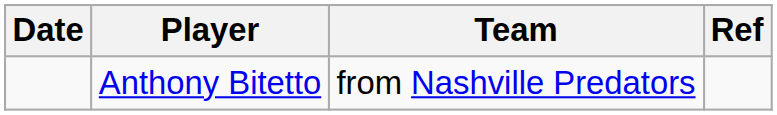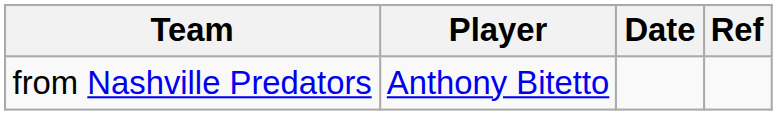columns swapped: (48, 30) <-> (516, 30)
